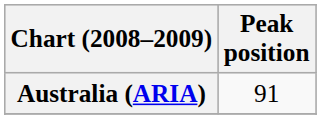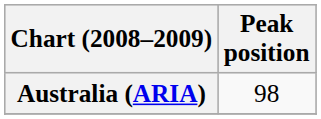(267, 93) 91 -> (267, 93) 98
